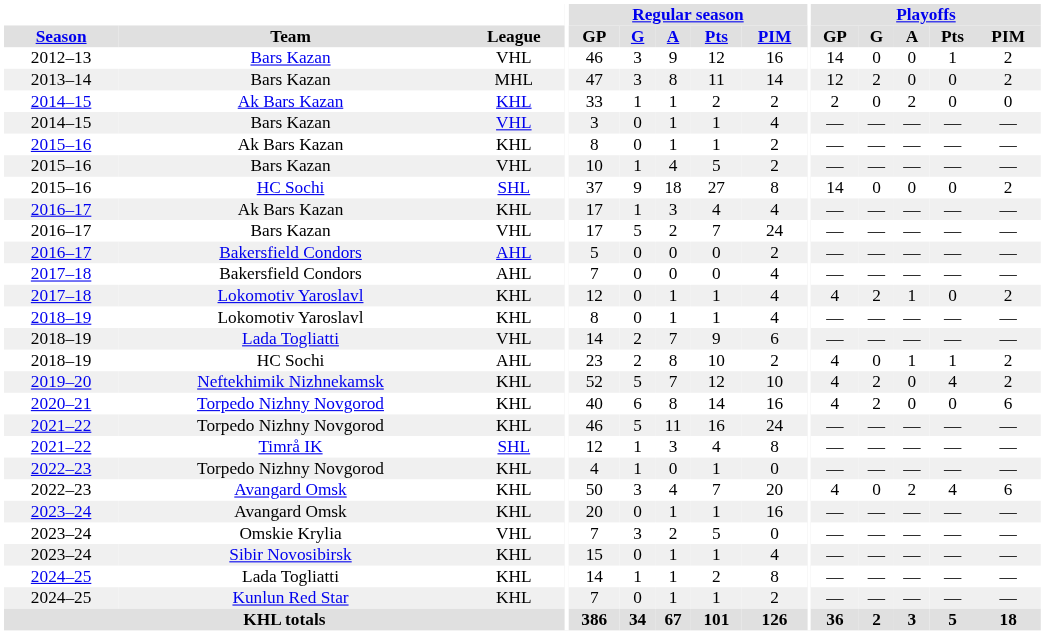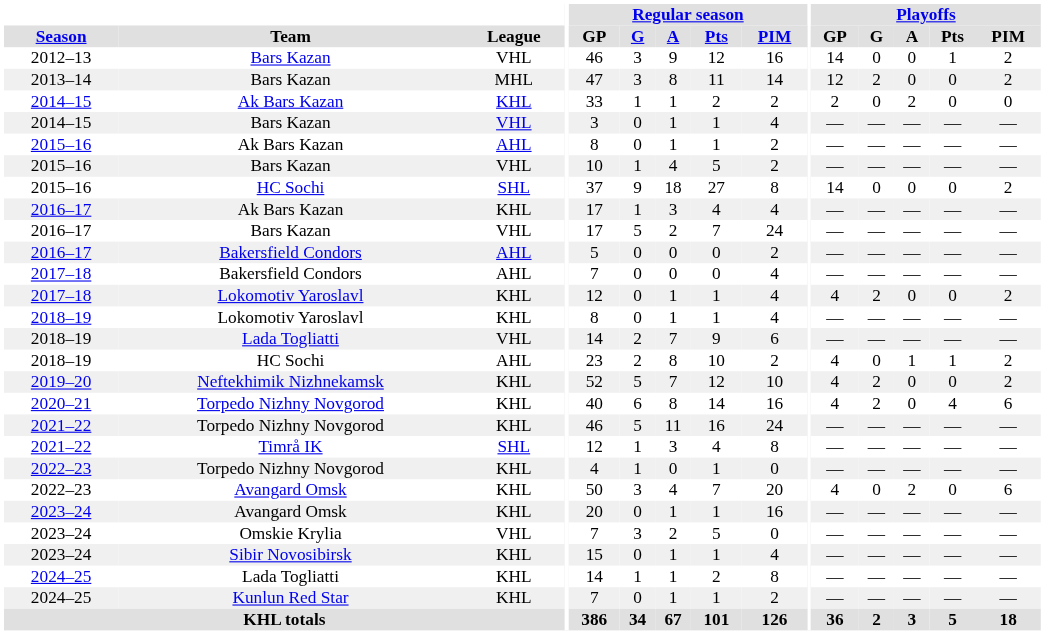(514, 144) KHL -> (514, 144) AHL
(912, 295) 1 -> (912, 295) 0
(953, 381) 4 -> (953, 381) 0
(953, 403) 0 -> (953, 403) 4
(953, 489) 4 -> (953, 489) 0
